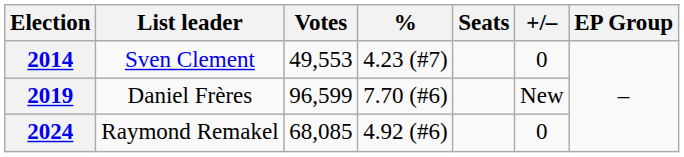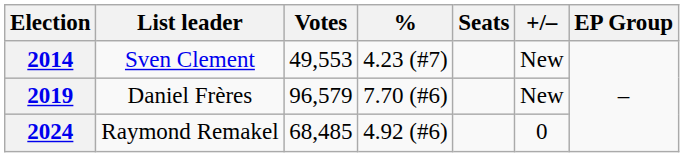(542, 59) 0 -> (542, 59) New
(321, 95) 96,599 -> (321, 95) 96,579
(321, 132) 68,085 -> (321, 132) 68,485
